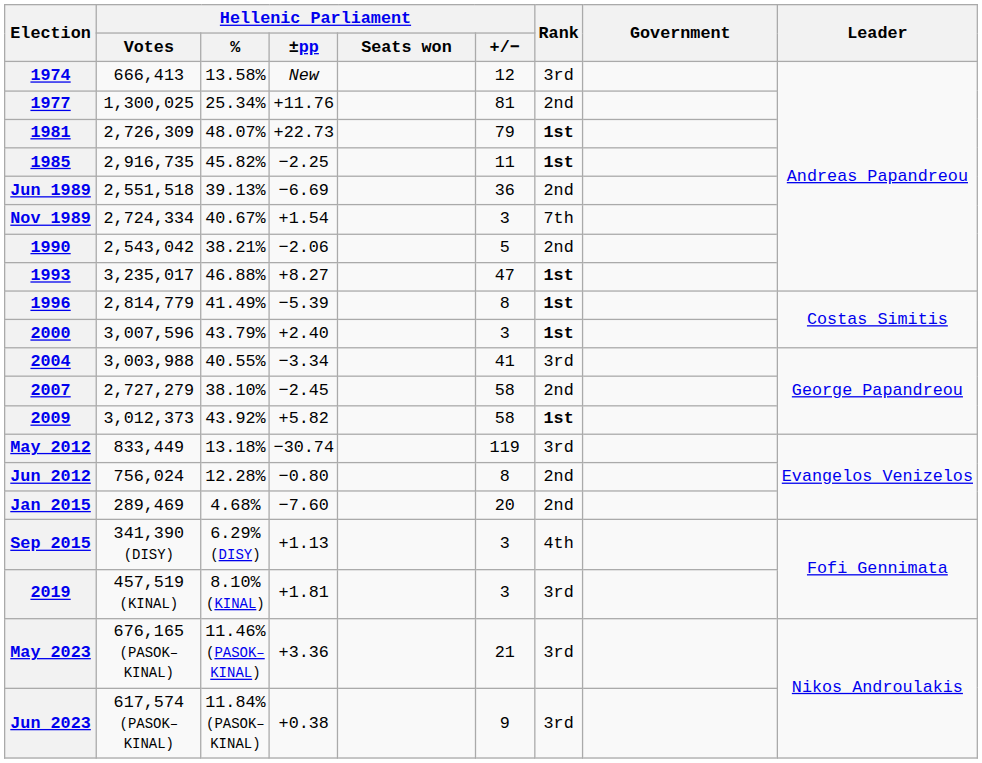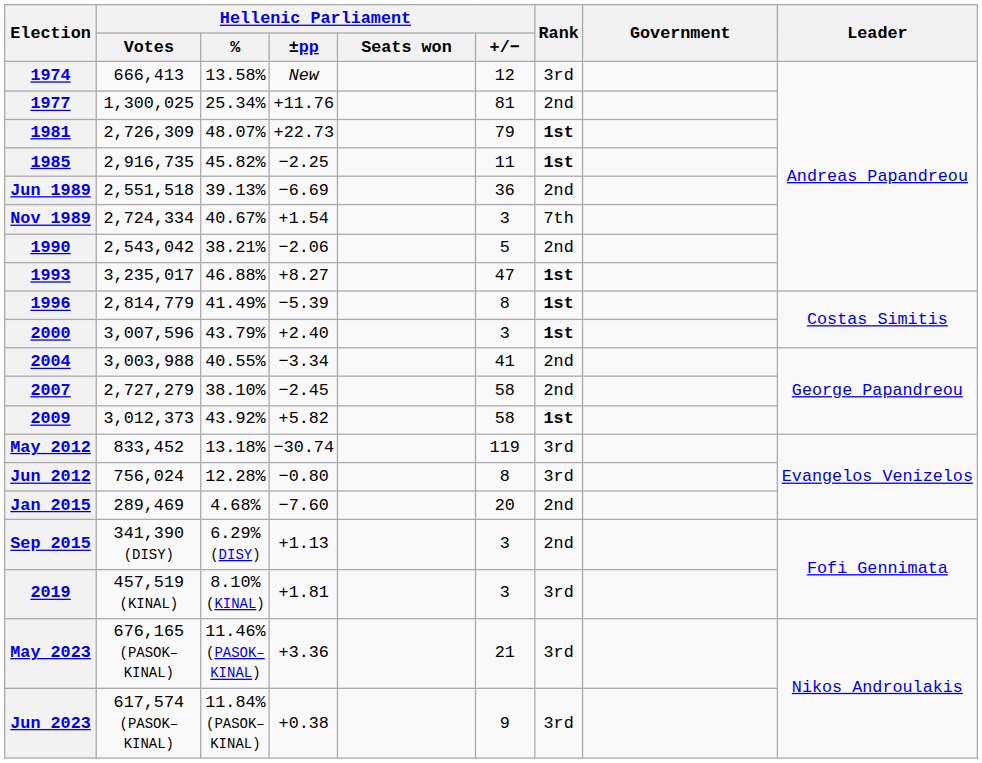(559, 362) 3rd -> (559, 362) 2nd
(149, 448) 833,449 -> (149, 448) 833,452
(559, 476) 2nd -> (559, 476) 3rd
(559, 544) 4th -> (559, 544) 2nd
